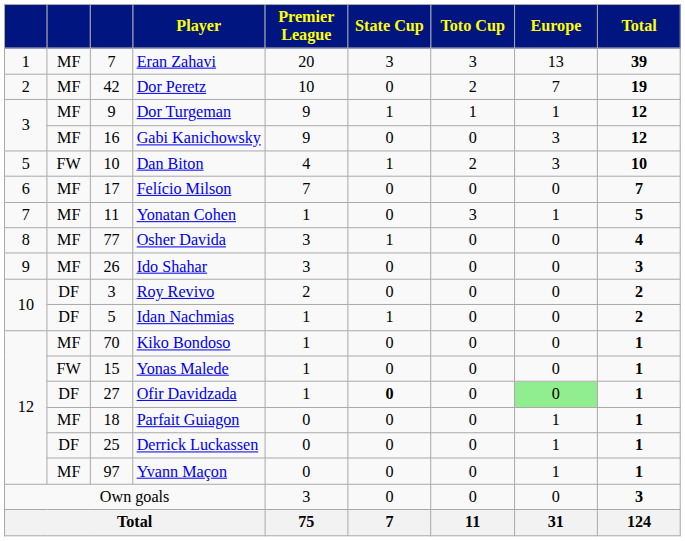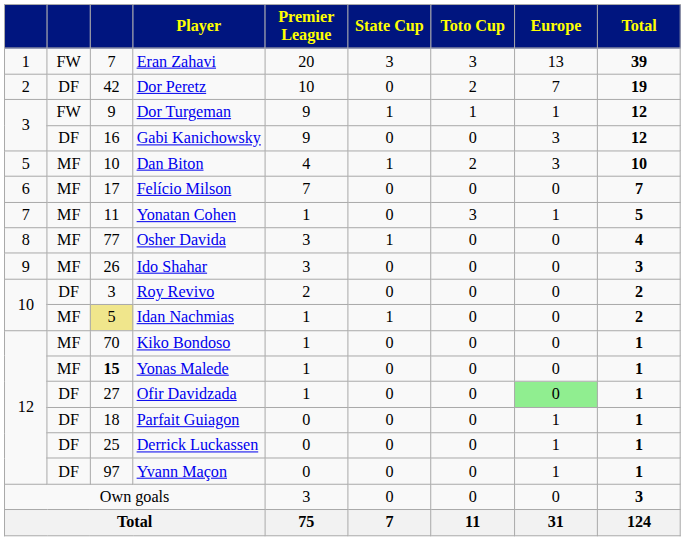(69, 61) MF -> (69, 61) FW
(69, 86) MF -> (69, 86) DF
(69, 112) MF -> (69, 112) FW
(69, 138) MF -> (69, 138) DF
(69, 163) FW -> (69, 163) MF
(69, 317) DF -> (69, 317) MF
(112, 317) no background -> (112, 317) khaki background
(69, 368) FW -> (69, 368) MF
(112, 368) normal -> (112, 368) bold
(389, 394) bold -> (389, 394) normal
(69, 419) MF -> (69, 419) DF
(69, 471) MF -> (69, 471) DF
